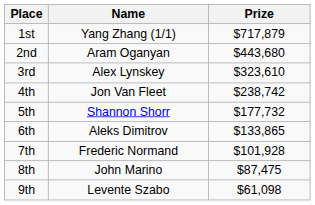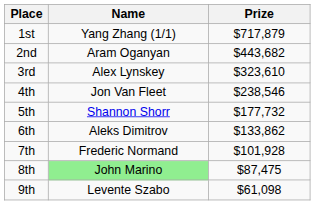(259, 53) $443,680 -> (259, 53) $443,682
(259, 92) $238,742 -> (259, 92) $238,546
(259, 131) $133,865 -> (259, 131) $133,862
(128, 170) no background -> (128, 170) lightgreen background
